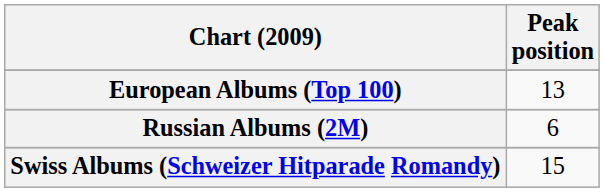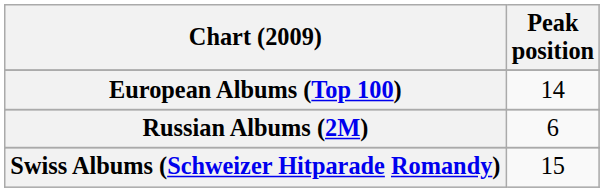(553, 89) 13 -> (553, 89) 14
